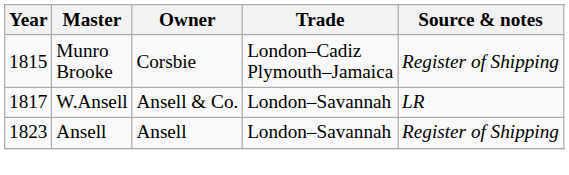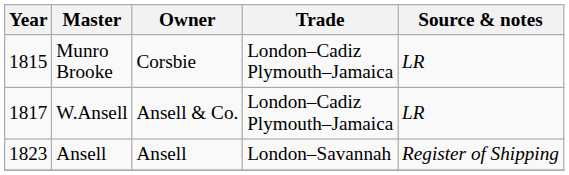(480, 60) Register of Shipping -> (413, 60) LR
(319, 102) London–Savannah -> (320, 113) London–Cadiz Plymouth–Jamaica
